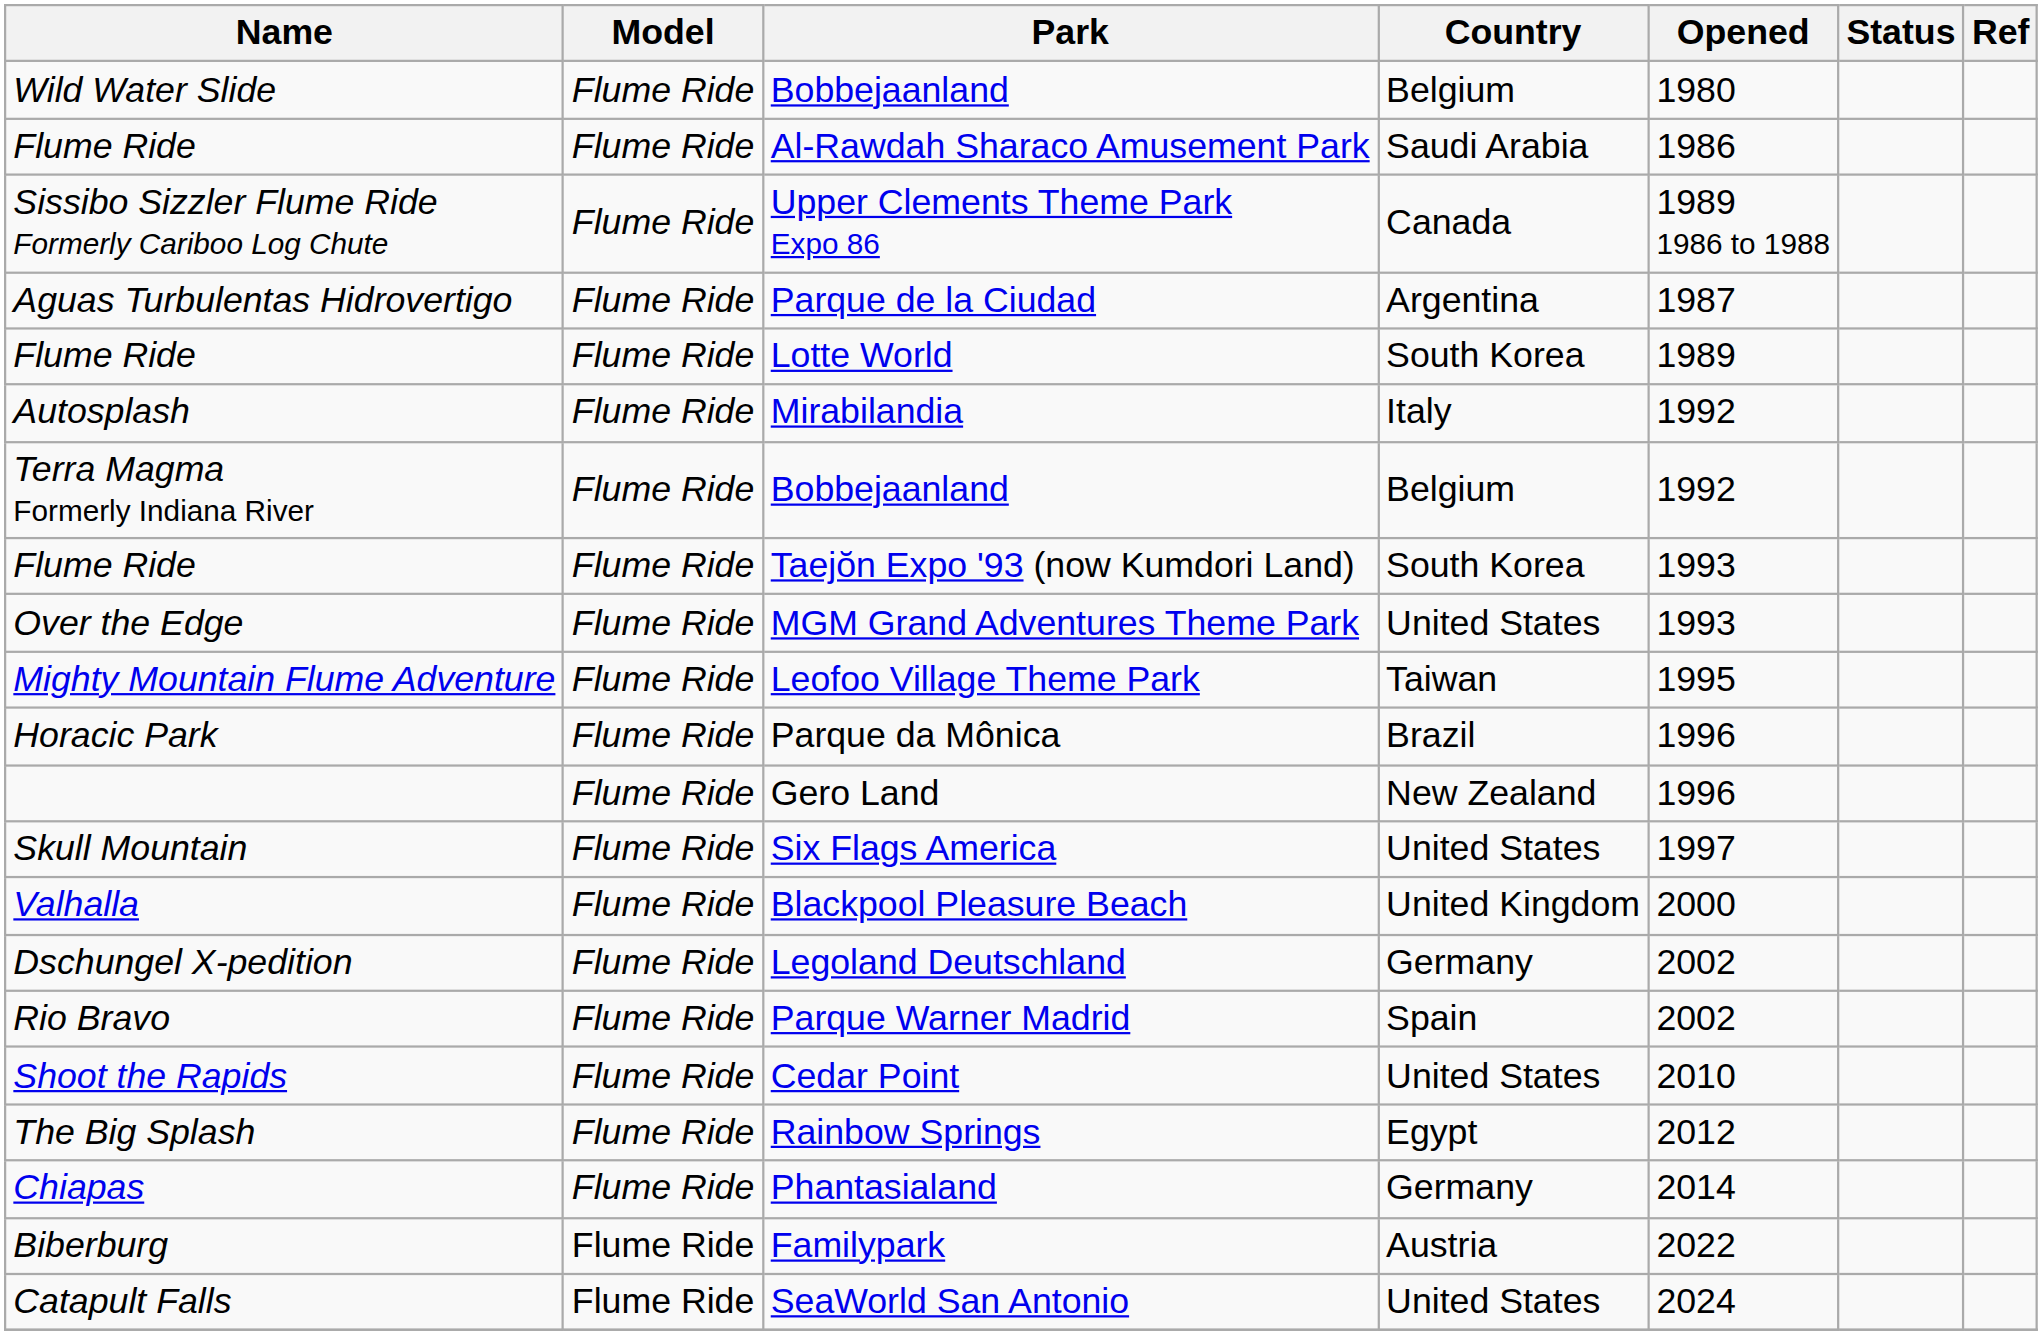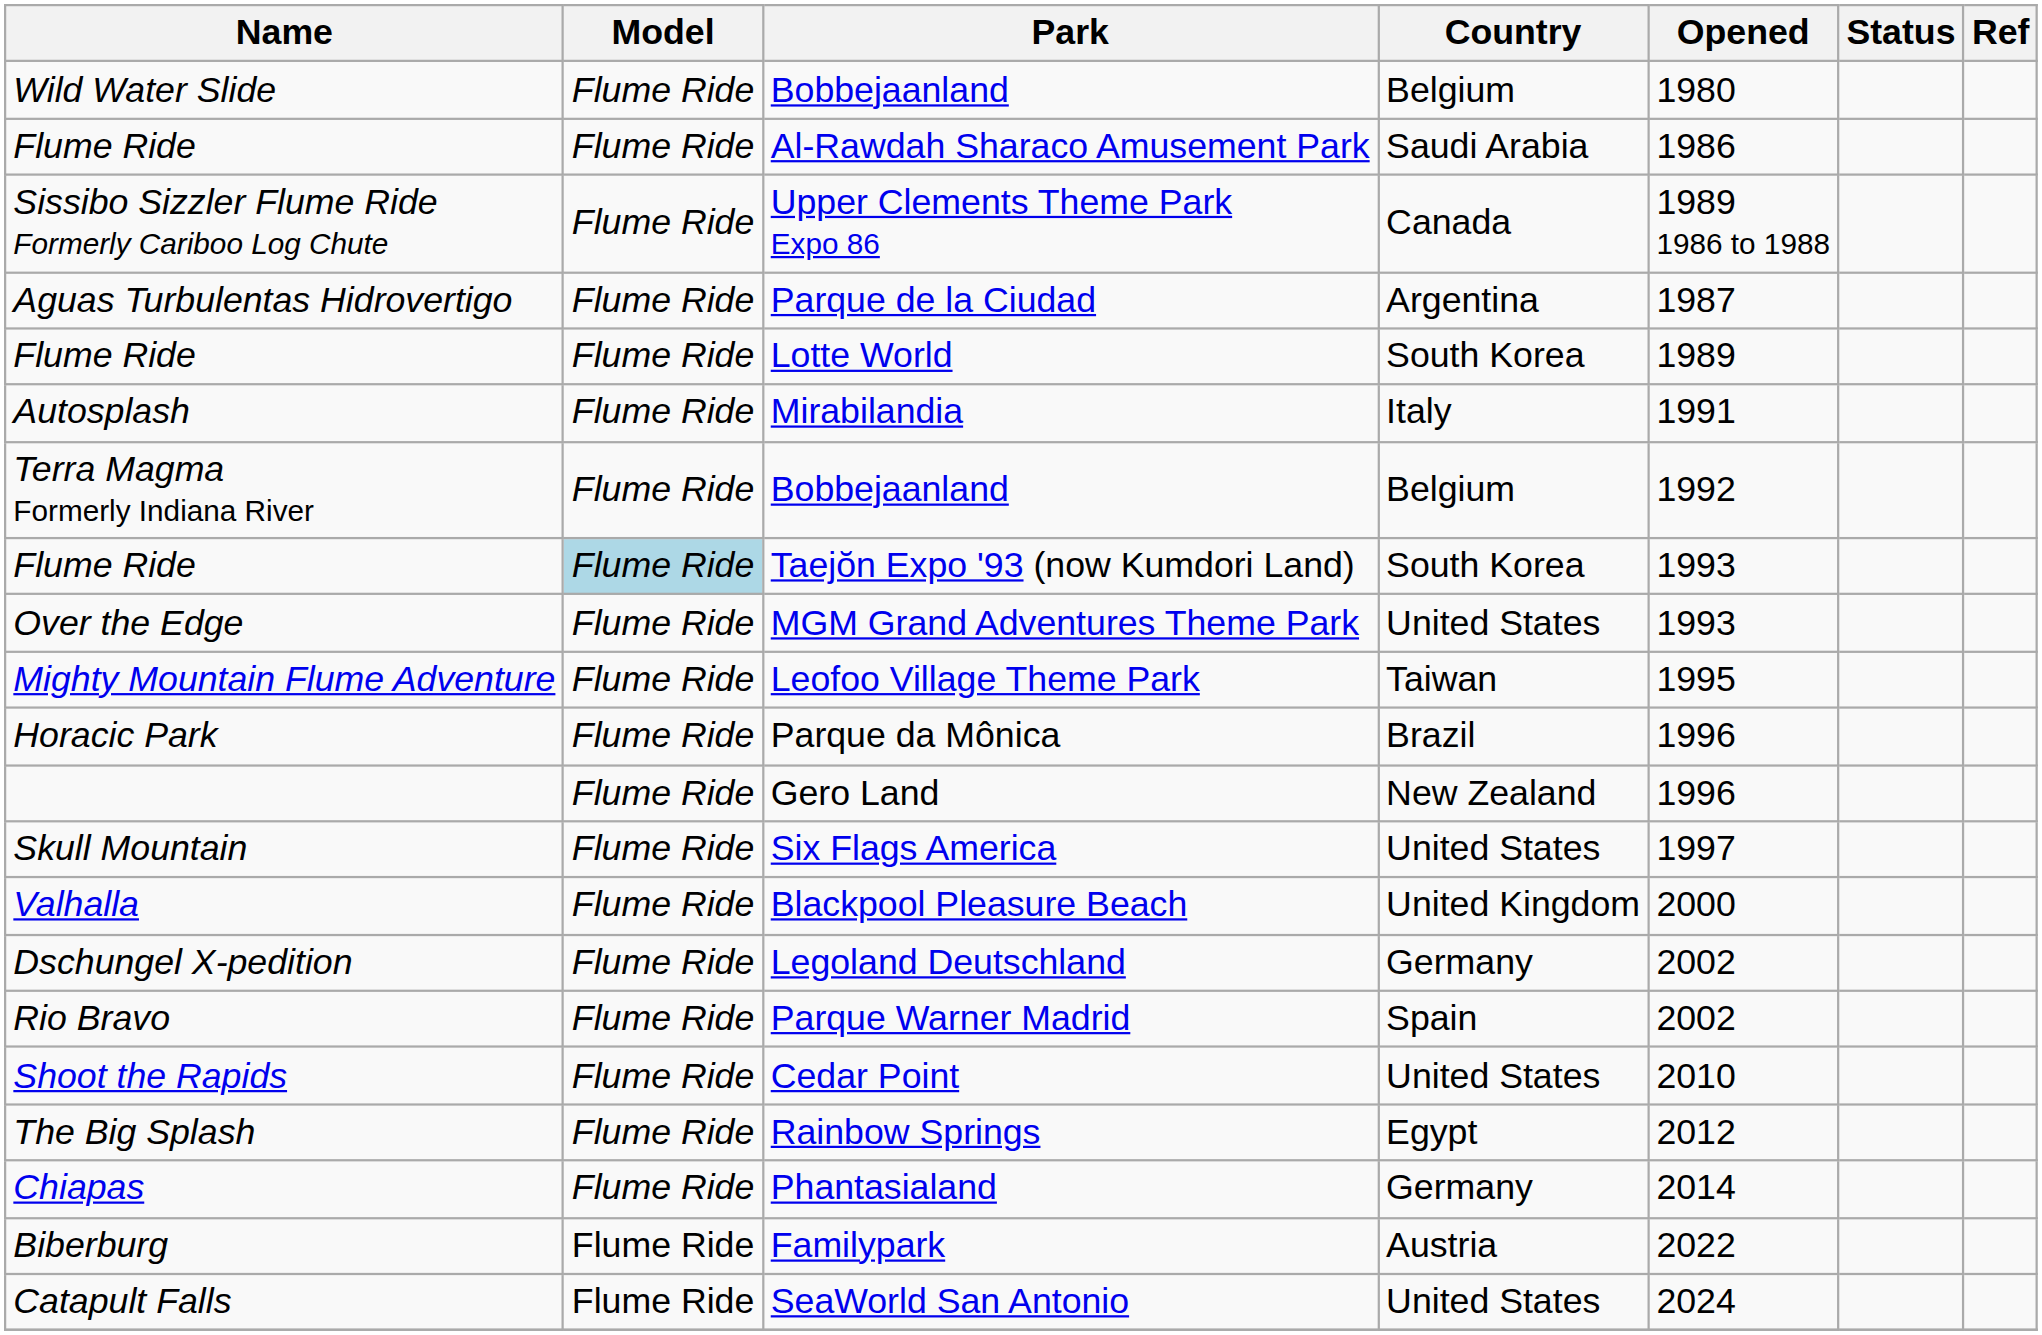(1696, 412) 1992 -> (1696, 412) 1991
(663, 565) no background -> (663, 565) lightblue background
